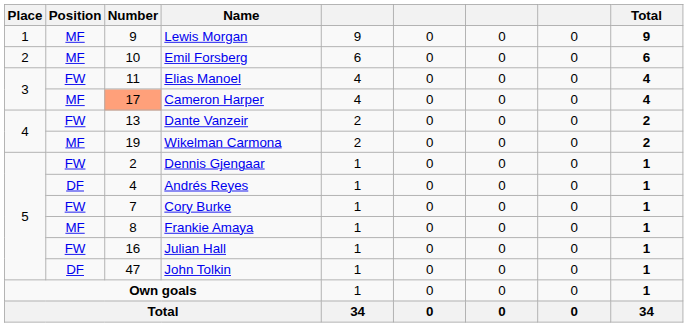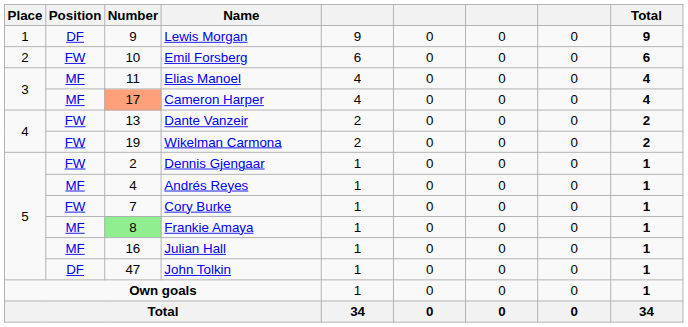(75, 36) MF -> (75, 36) DF
(75, 58) MF -> (75, 58) FW
(75, 79) FW -> (75, 79) MF
(75, 142) MF -> (75, 142) FW
(75, 185) DF -> (75, 185) MF
(133, 227) no background -> (133, 227) lightgreen background
(75, 248) FW -> (75, 248) MF
